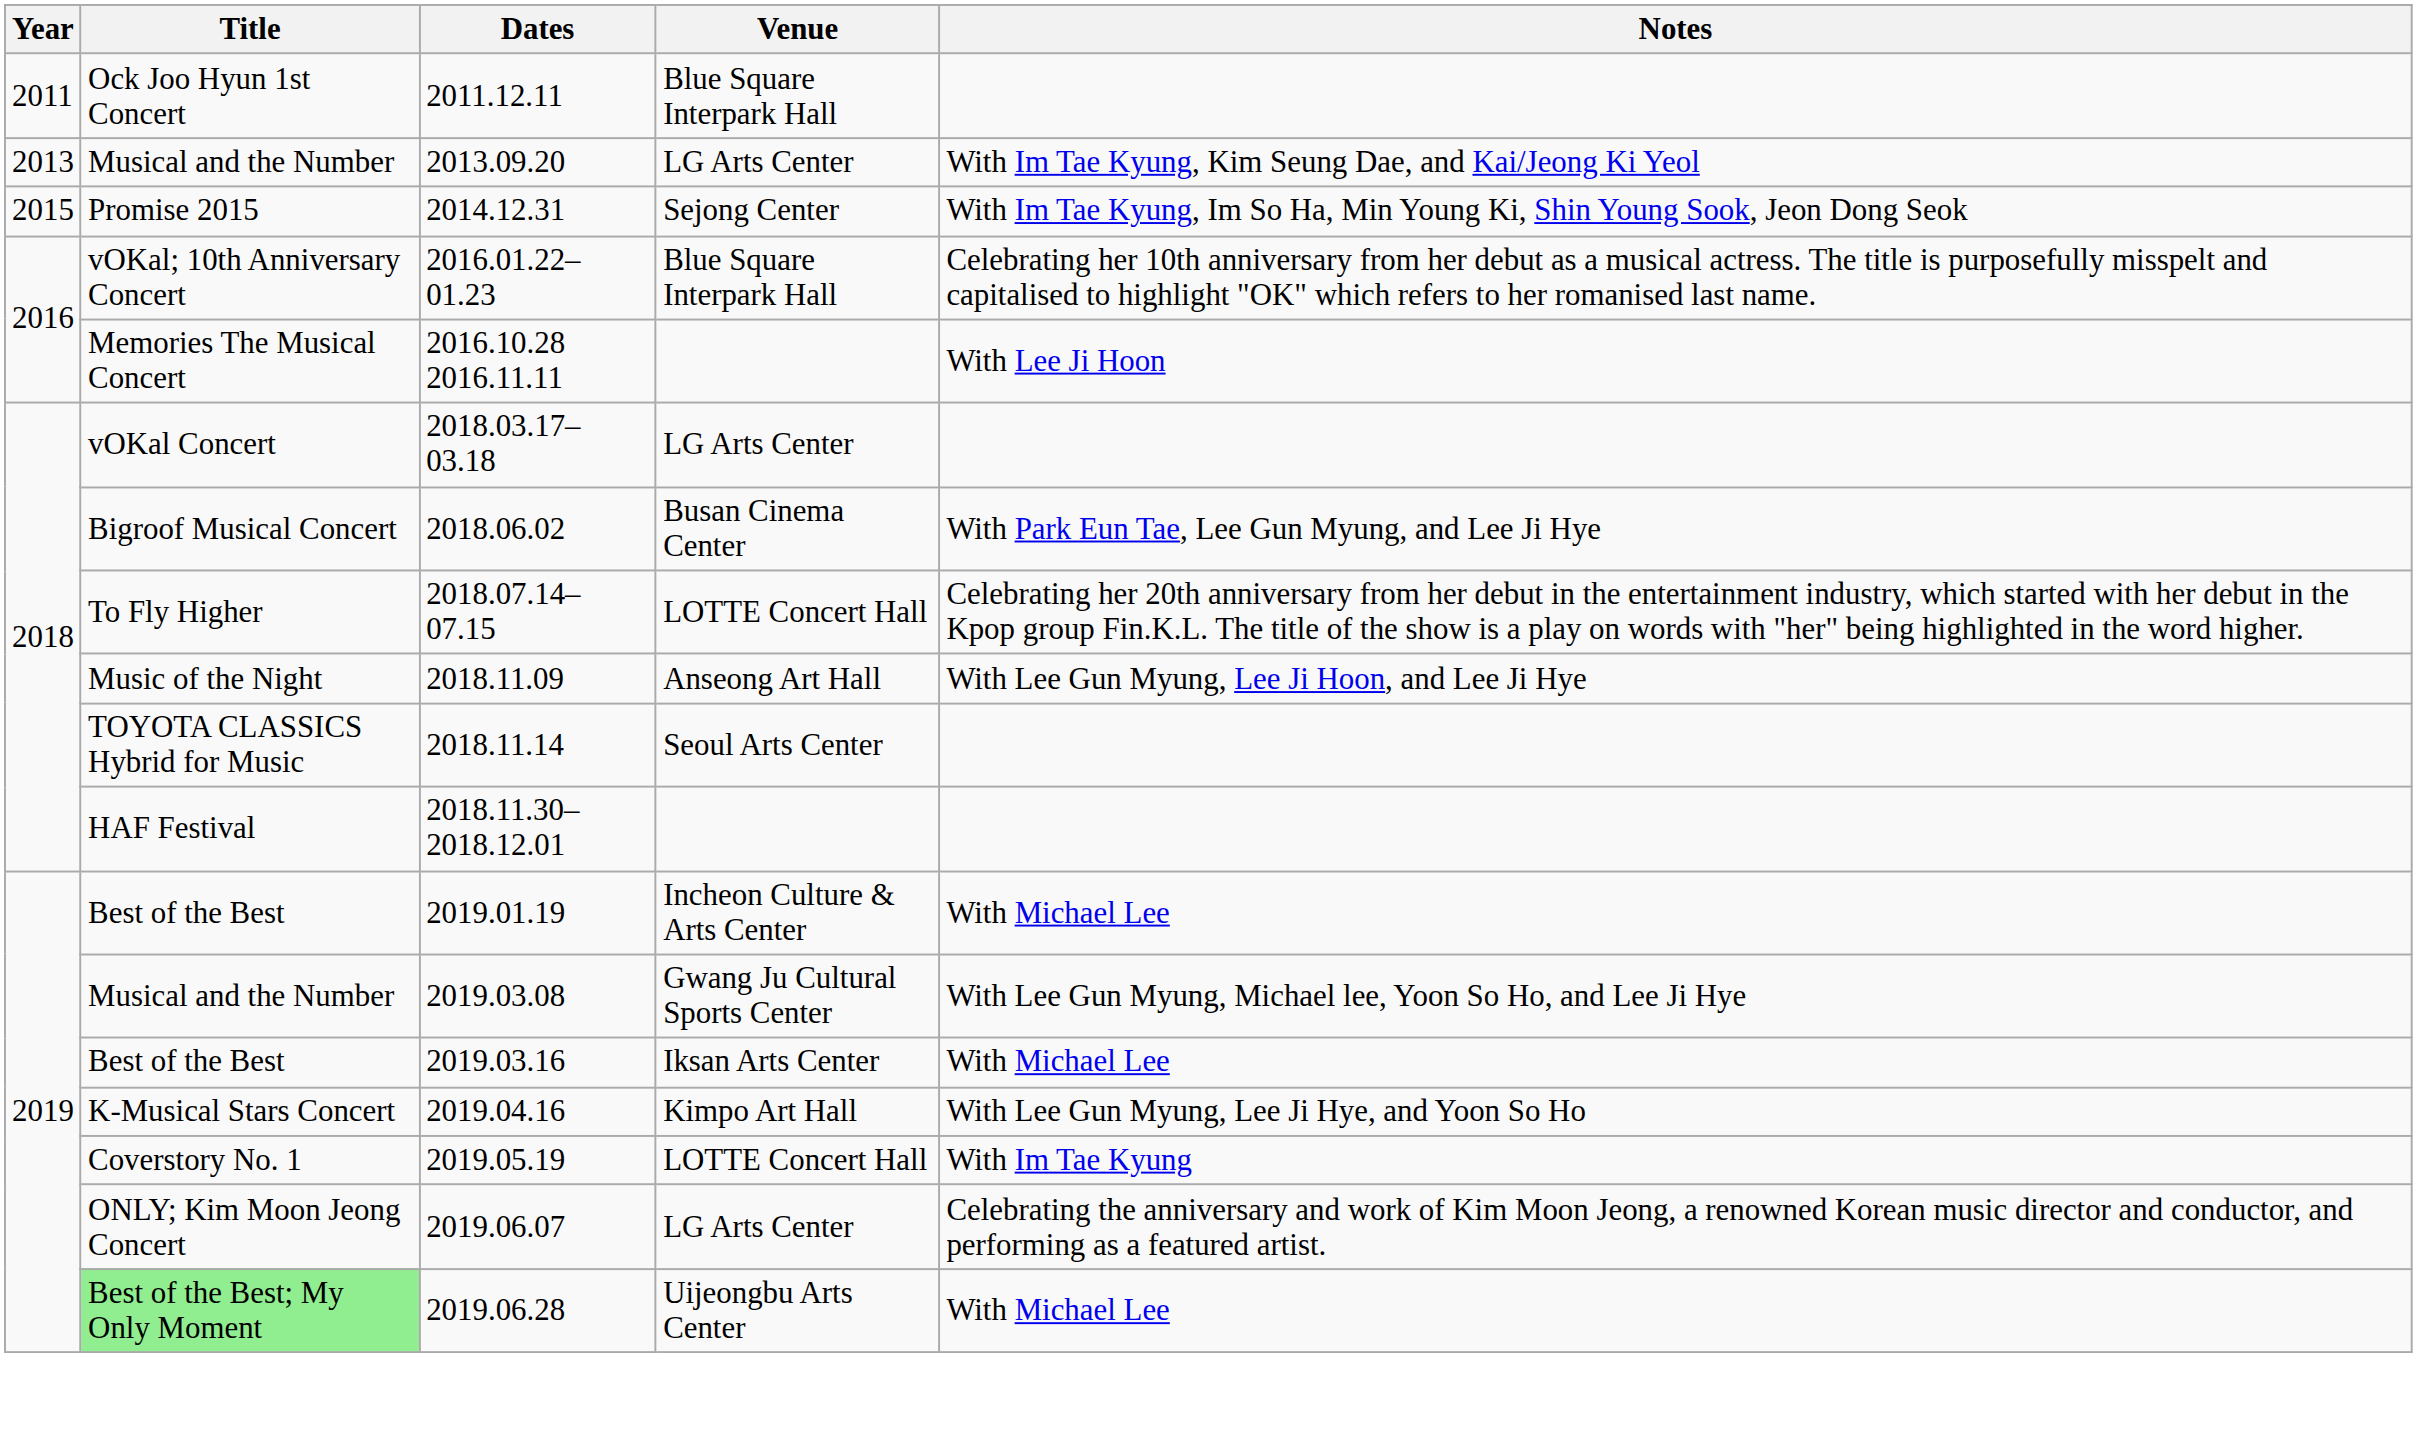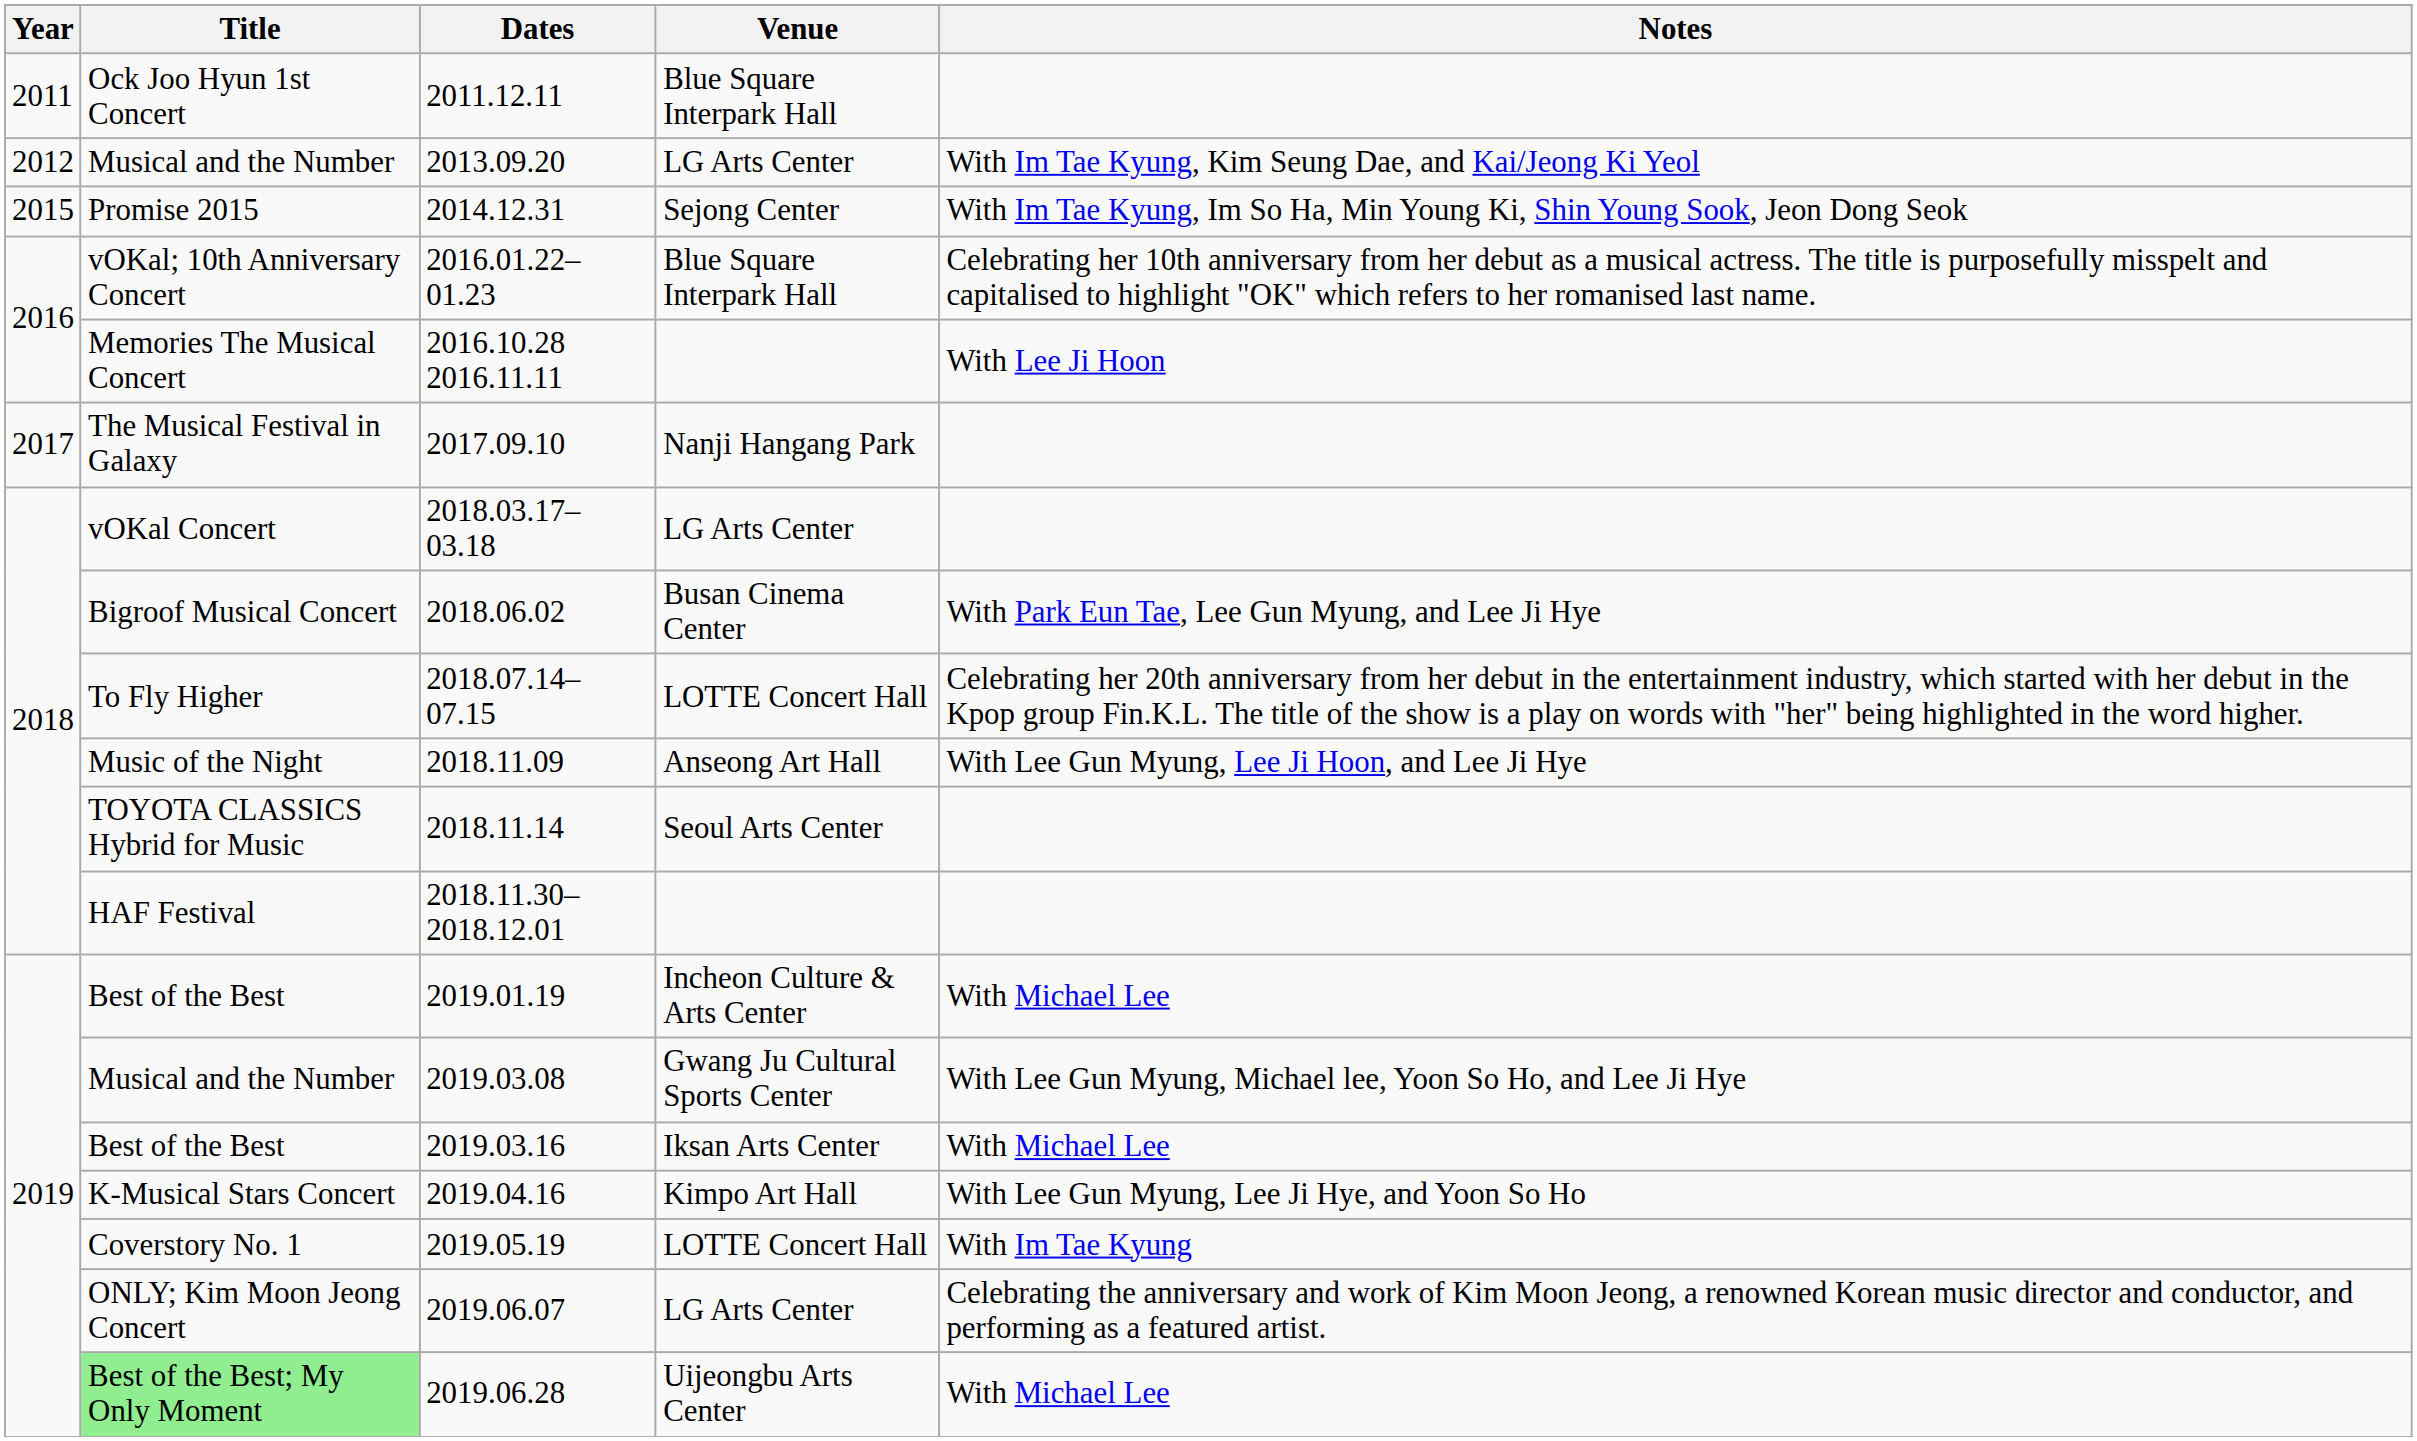(43, 161) 2013 -> (43, 161) 2012
+ row: (496, 444)
